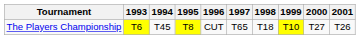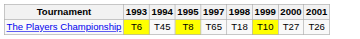- column: (214, 12)
